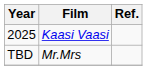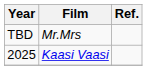rows swapped: (22, 34) <-> (20, 55)
